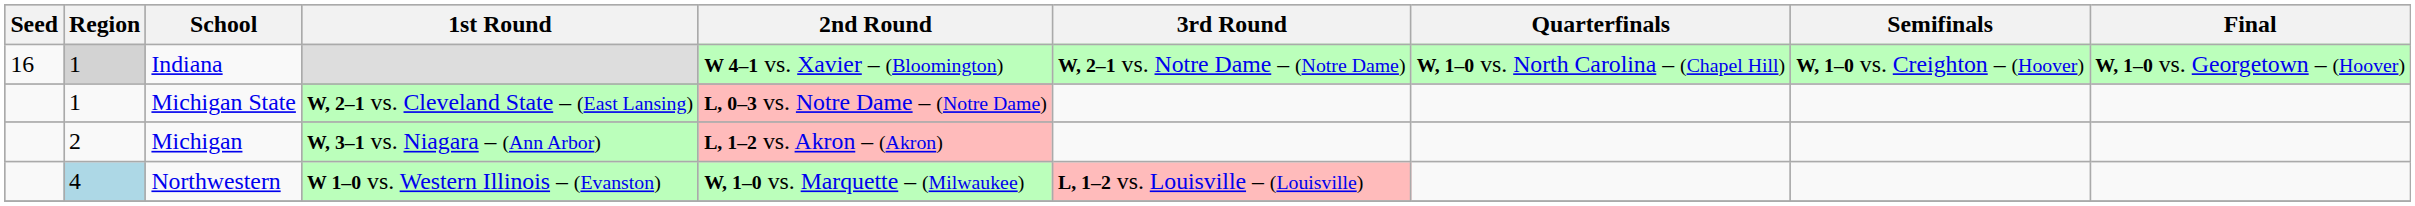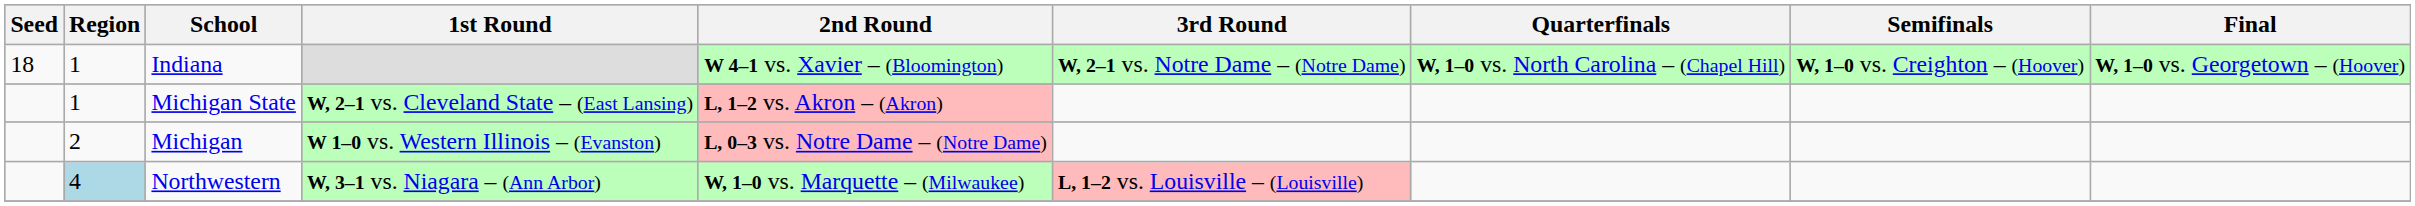(22, 63) 16 -> (22, 63) 18
(75, 63) lightgrey background -> (75, 63) no background
(876, 102) L, 0–3 vs. Notre Dame – (Notre Dame) -> (823, 102) L, 1–2 vs. Akron – (Akron)
(454, 142) W, 3–1 vs. Niagara – (Ann Arbor) -> (484, 142) W 1–0 vs. Western Illinois – (Evanston)
(823, 142) L, 1–2 vs. Akron – (Akron) -> (876, 142) L, 0–3 vs. Notre Dame – (Notre Dame)
(484, 181) W 1–0 vs. Western Illinois – (Evanston) -> (454, 181) W, 3–1 vs. Niagara – (Ann Arbor)
